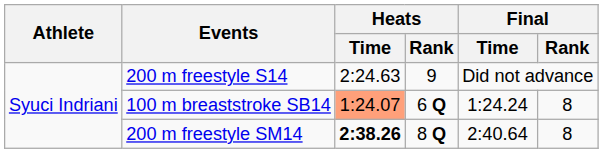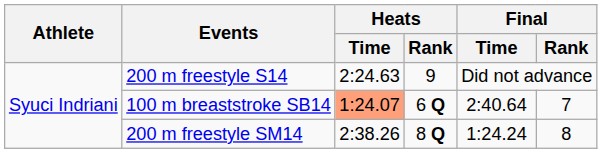(497, 105) 1:24.24 -> (496, 105) 2:40.64
(567, 105) 8 -> (566, 105) 7
(370, 134) bold -> (370, 134) normal
(497, 134) 2:40.64 -> (496, 134) 1:24.24
